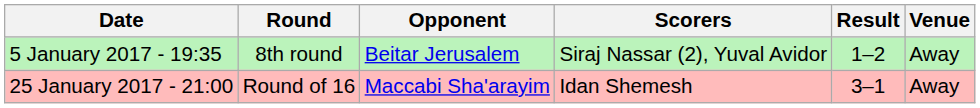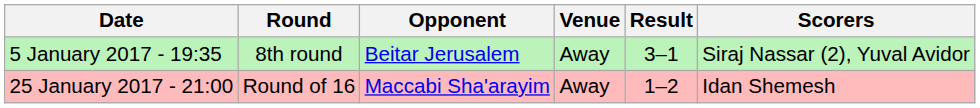columns swapped: (940, 20) <-> (693, 20)
(868, 53) 1–2 -> (661, 53) 3–1
(868, 86) 3–1 -> (661, 86) 1–2
